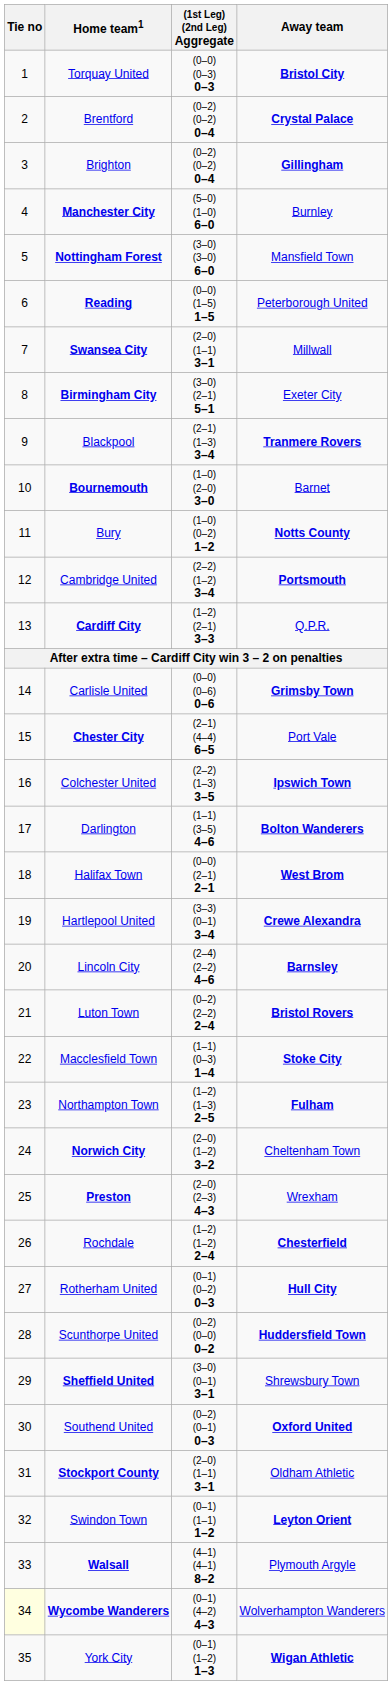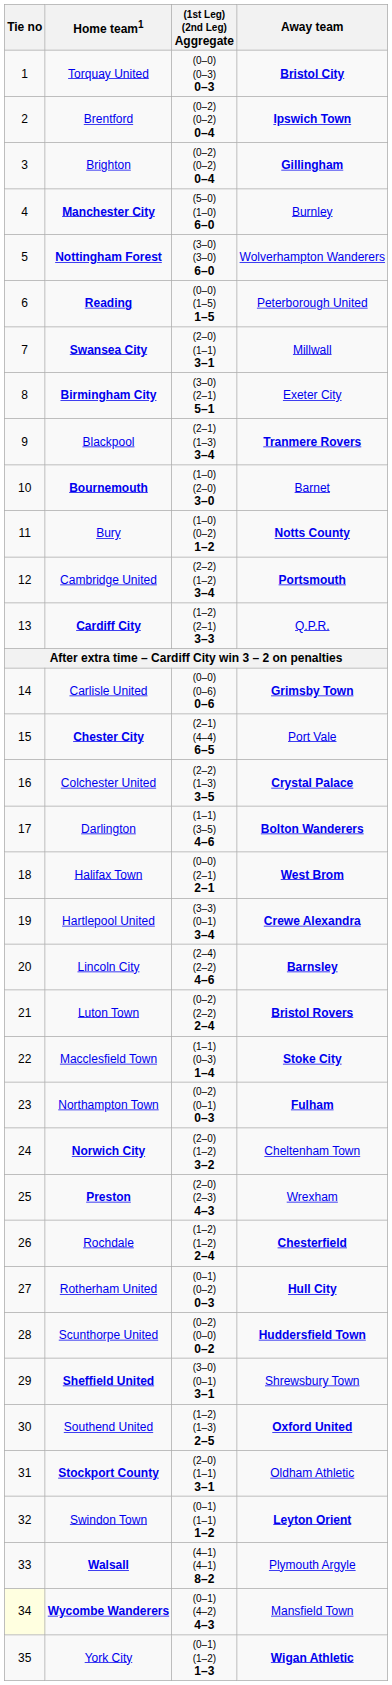(312, 119) Crystal Palace -> (312, 119) Ipswich Town
(312, 257) Mansfield Town -> (312, 257) Wolverhampton Wanderers
(312, 783) Ipswich Town -> (312, 783) Crystal Palace
(204, 1106) (1–2) (1–3) 2–5 -> (204, 1106) (0–2) (0–1) 0–3
(204, 1428) (0–2) (0–1) 0–3 -> (204, 1428) (1–2) (1–3) 2–5
(312, 1611) Wolverhampton Wanderers -> (312, 1611) Mansfield Town
